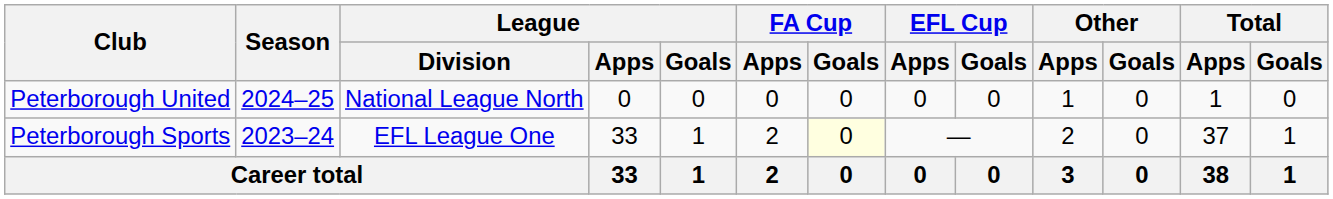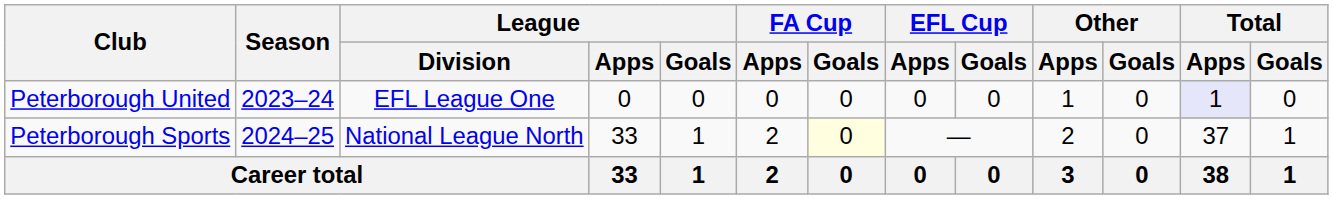(288, 99) 2024–25 -> (288, 99) 2023–24
(464, 99) National League North -> (464, 99) EFL League One
(1216, 99) no background -> (1216, 99) lavender background
(288, 136) 2023–24 -> (288, 136) 2024–25
(464, 136) EFL League One -> (464, 136) National League North
